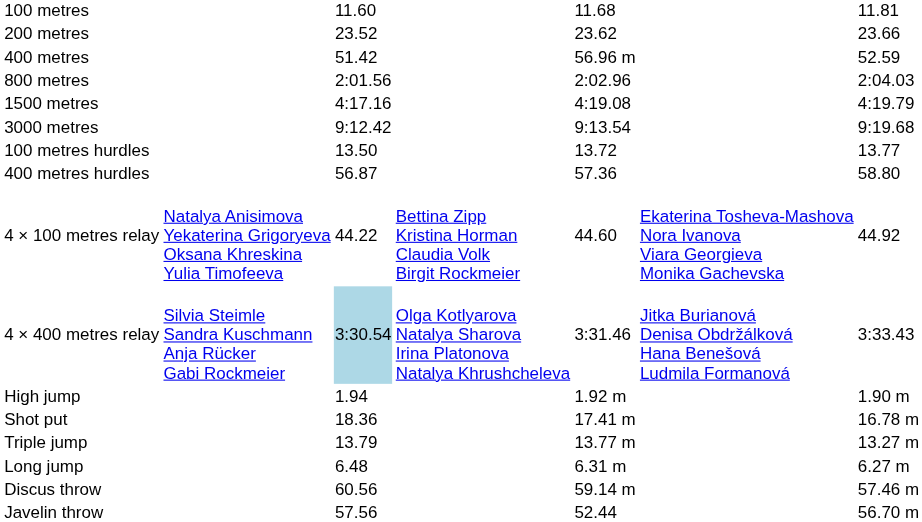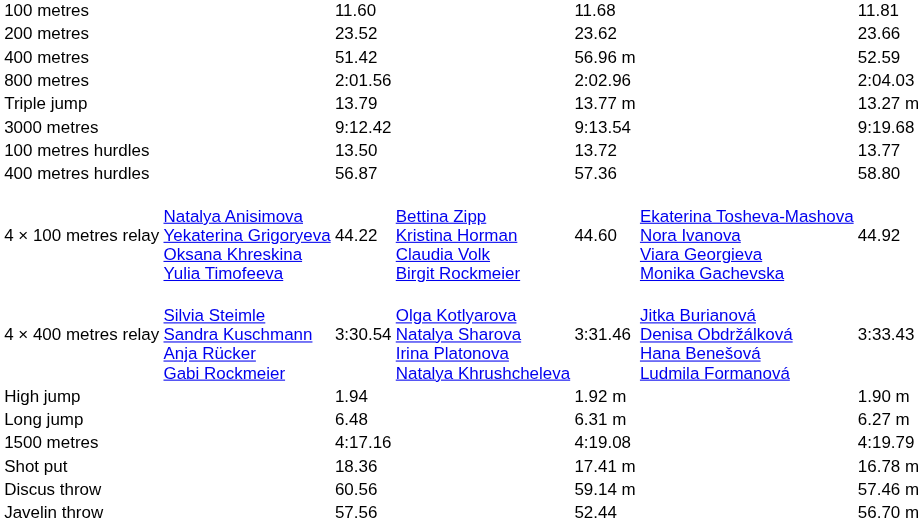rows swapped: (51, 103) <-> (46, 443)
(363, 335) lightblue background -> (363, 335) no background
rows swapped: (44, 466) <-> (36, 419)
